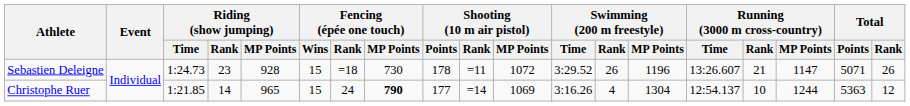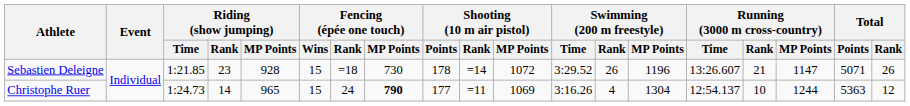(186, 70) 1:24.73 -> (186, 70) 1:21.85
(477, 70) =11 -> (477, 70) =14
(186, 90) 1:21.85 -> (186, 90) 1:24.73
(477, 90) =14 -> (477, 90) =11
